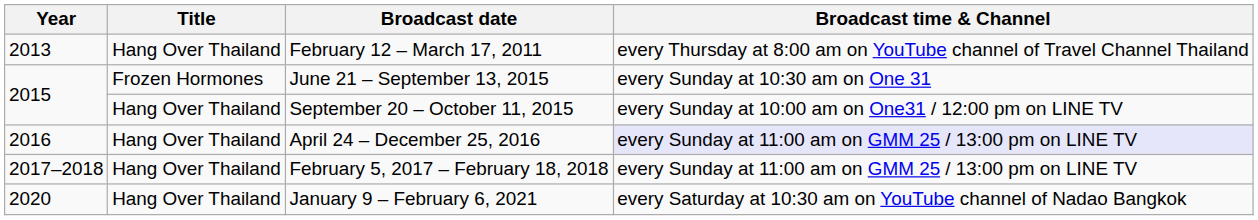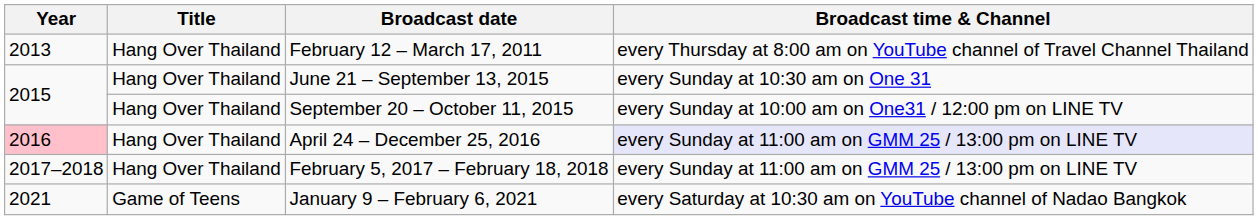(188, 79) Frozen Hormones -> (196, 79) Hang Over Thailand
(30, 139) no background -> (30, 139) pink background
(30, 199) 2020 -> (30, 199) 2021
(196, 199) Hang Over Thailand -> (176, 199) Game of Teens
